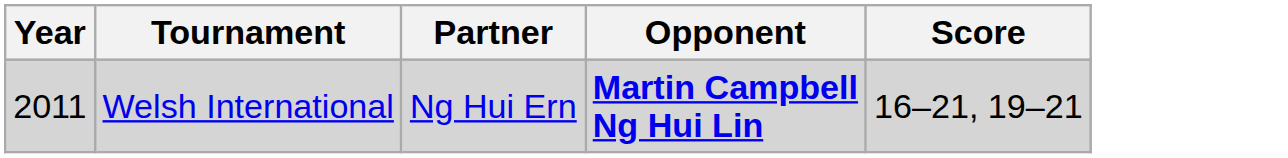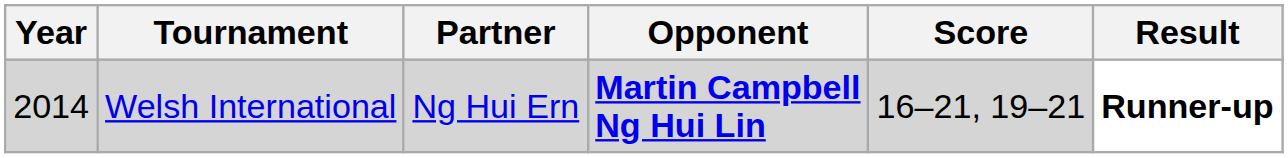+ column: (1187, 33)
(50, 105) 2011 -> (51, 105) 2014
